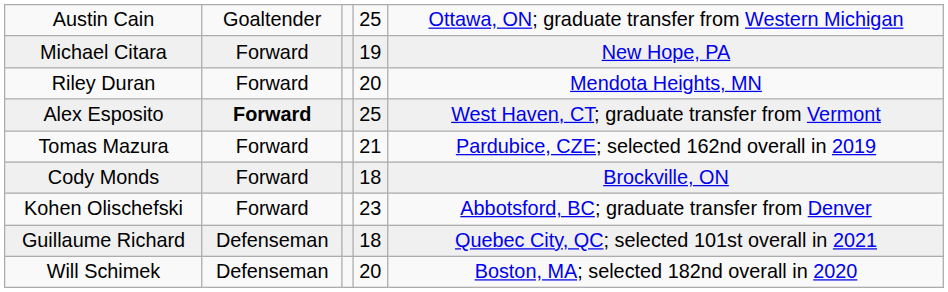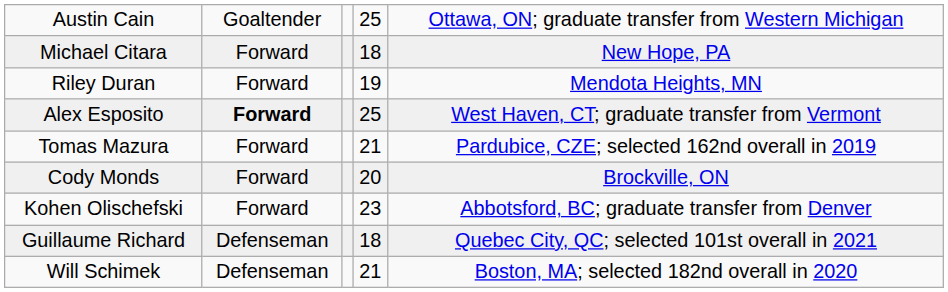(370, 51) 19 -> (370, 51) 18
(370, 83) 20 -> (370, 83) 19
(370, 177) 18 -> (370, 177) 20
(370, 271) 20 -> (370, 271) 21
